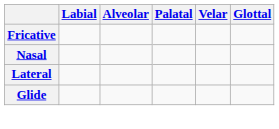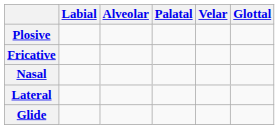+ row: (32, 34)
